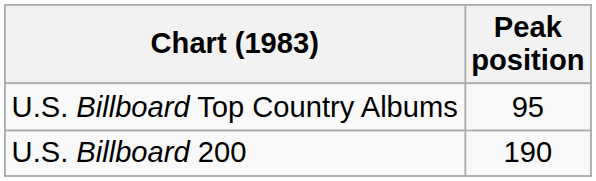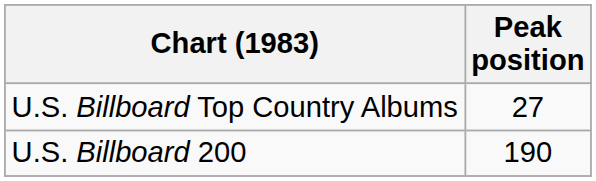(528, 106) 95 -> (528, 106) 27
